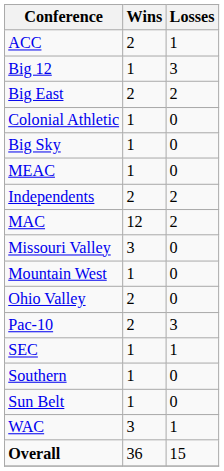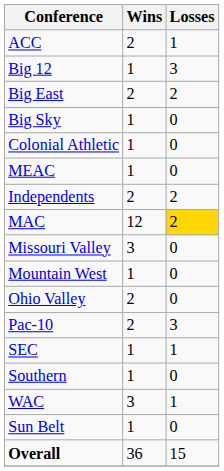rows swapped: (34, 145) <-> (64, 119)
(174, 222) no background -> (174, 222) gold background
rows swapped: (36, 401) <-> (26, 427)
